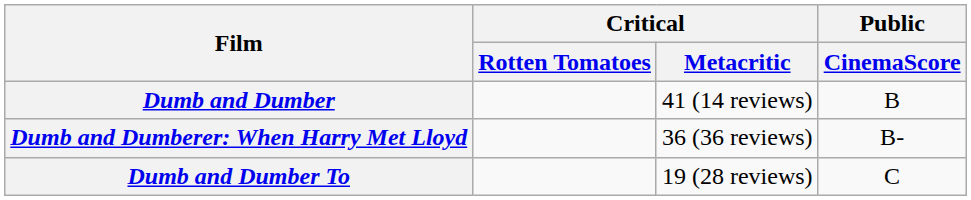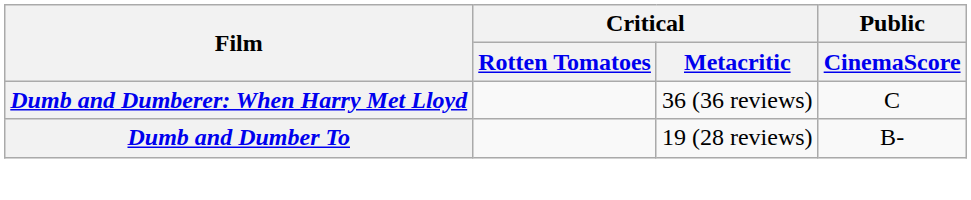- row: (239, 99)
(892, 137) B- -> (892, 99) C
(892, 175) C -> (892, 137) B-
